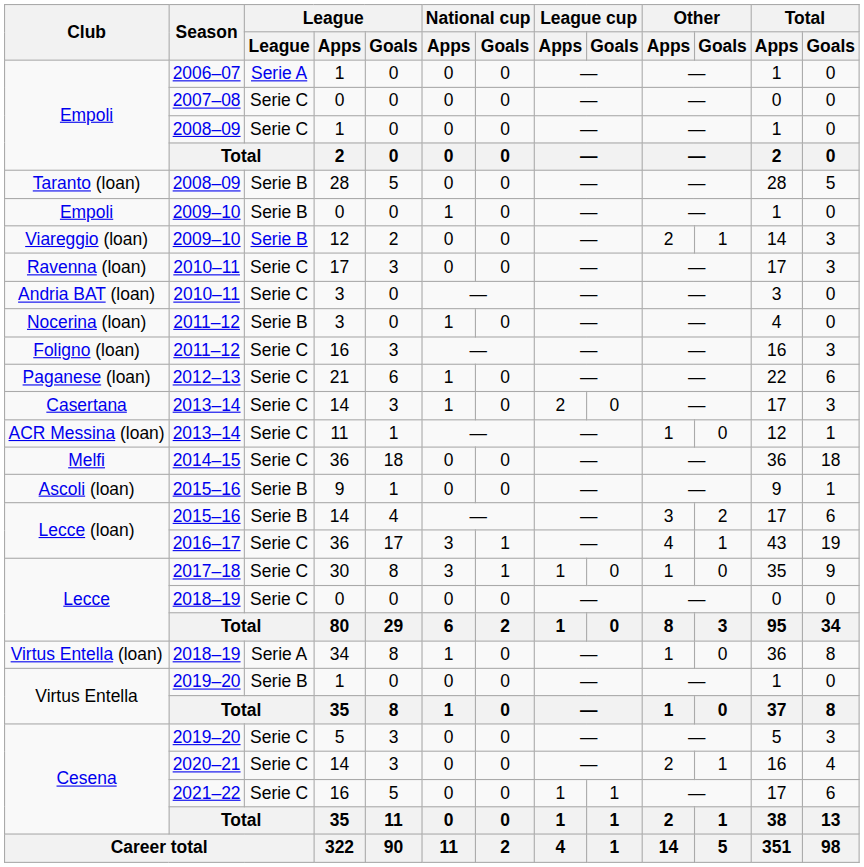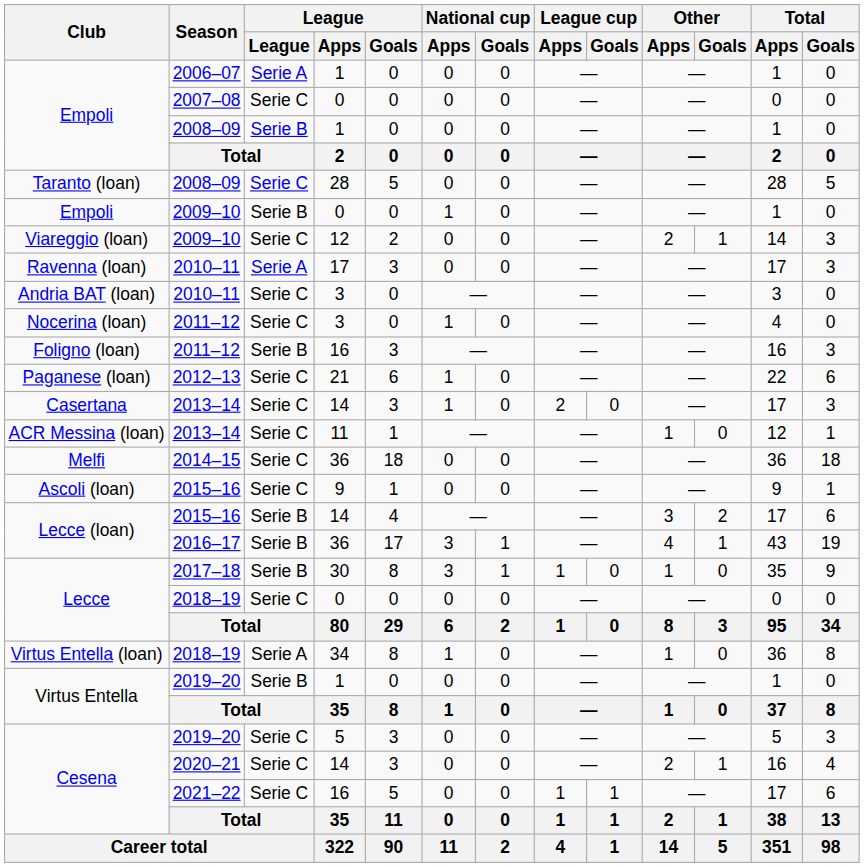(279, 128) Serie C -> (279, 128) Serie B
(279, 184) Serie B -> (279, 184) Serie C
(279, 239) Serie B -> (279, 239) Serie C
(279, 267) Serie C -> (279, 267) Serie A
(279, 322) Serie B -> (279, 322) Serie C
(279, 350) Serie C -> (279, 350) Serie B
(279, 488) Serie B -> (279, 488) Serie C
(279, 543) Serie C -> (279, 543) Serie B
(279, 571) Serie C -> (279, 571) Serie B
